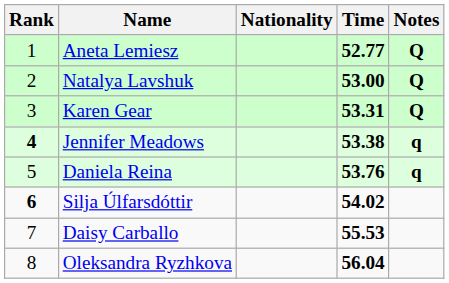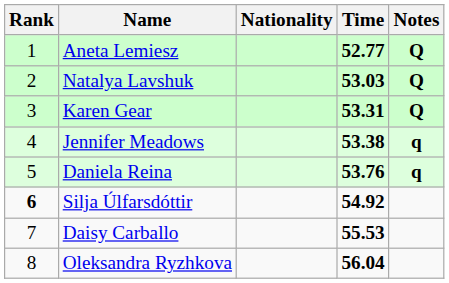(363, 80) 53.00 -> (363, 80) 53.03
(31, 141) bold -> (31, 141) normal
(363, 202) 54.02 -> (363, 202) 54.92
